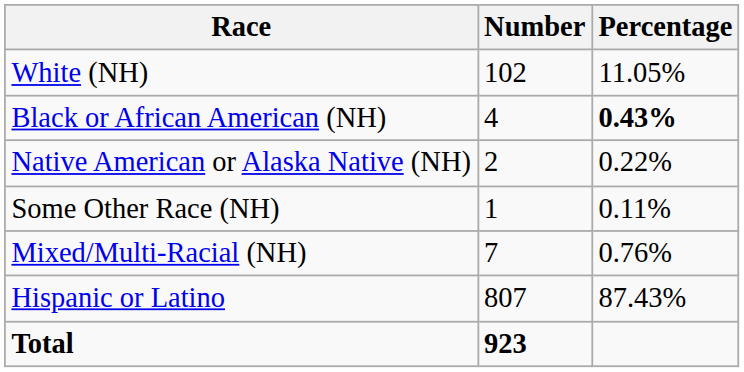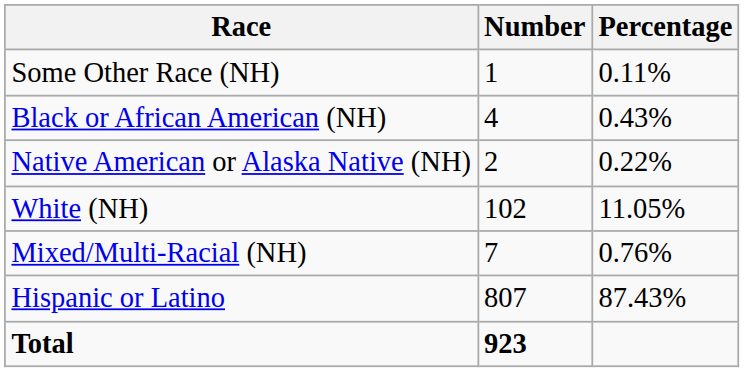rows swapped: (80, 72) <-> (146, 207)
(638, 117) bold -> (635, 117) normal
